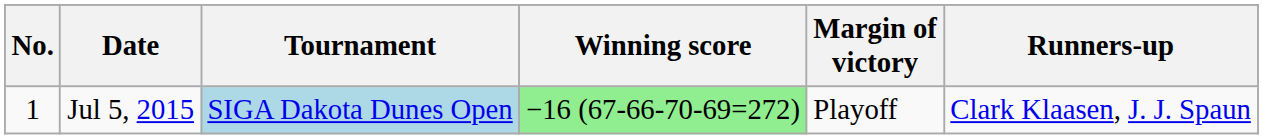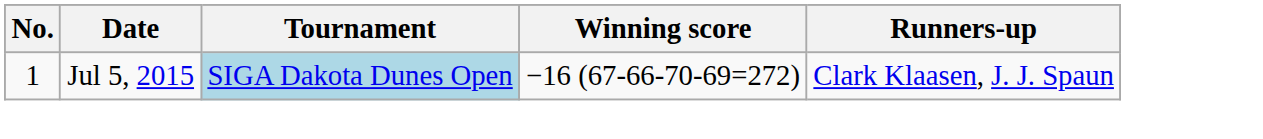- column: (875, 45)
(663, 109) lightgreen background -> (663, 75) no background
